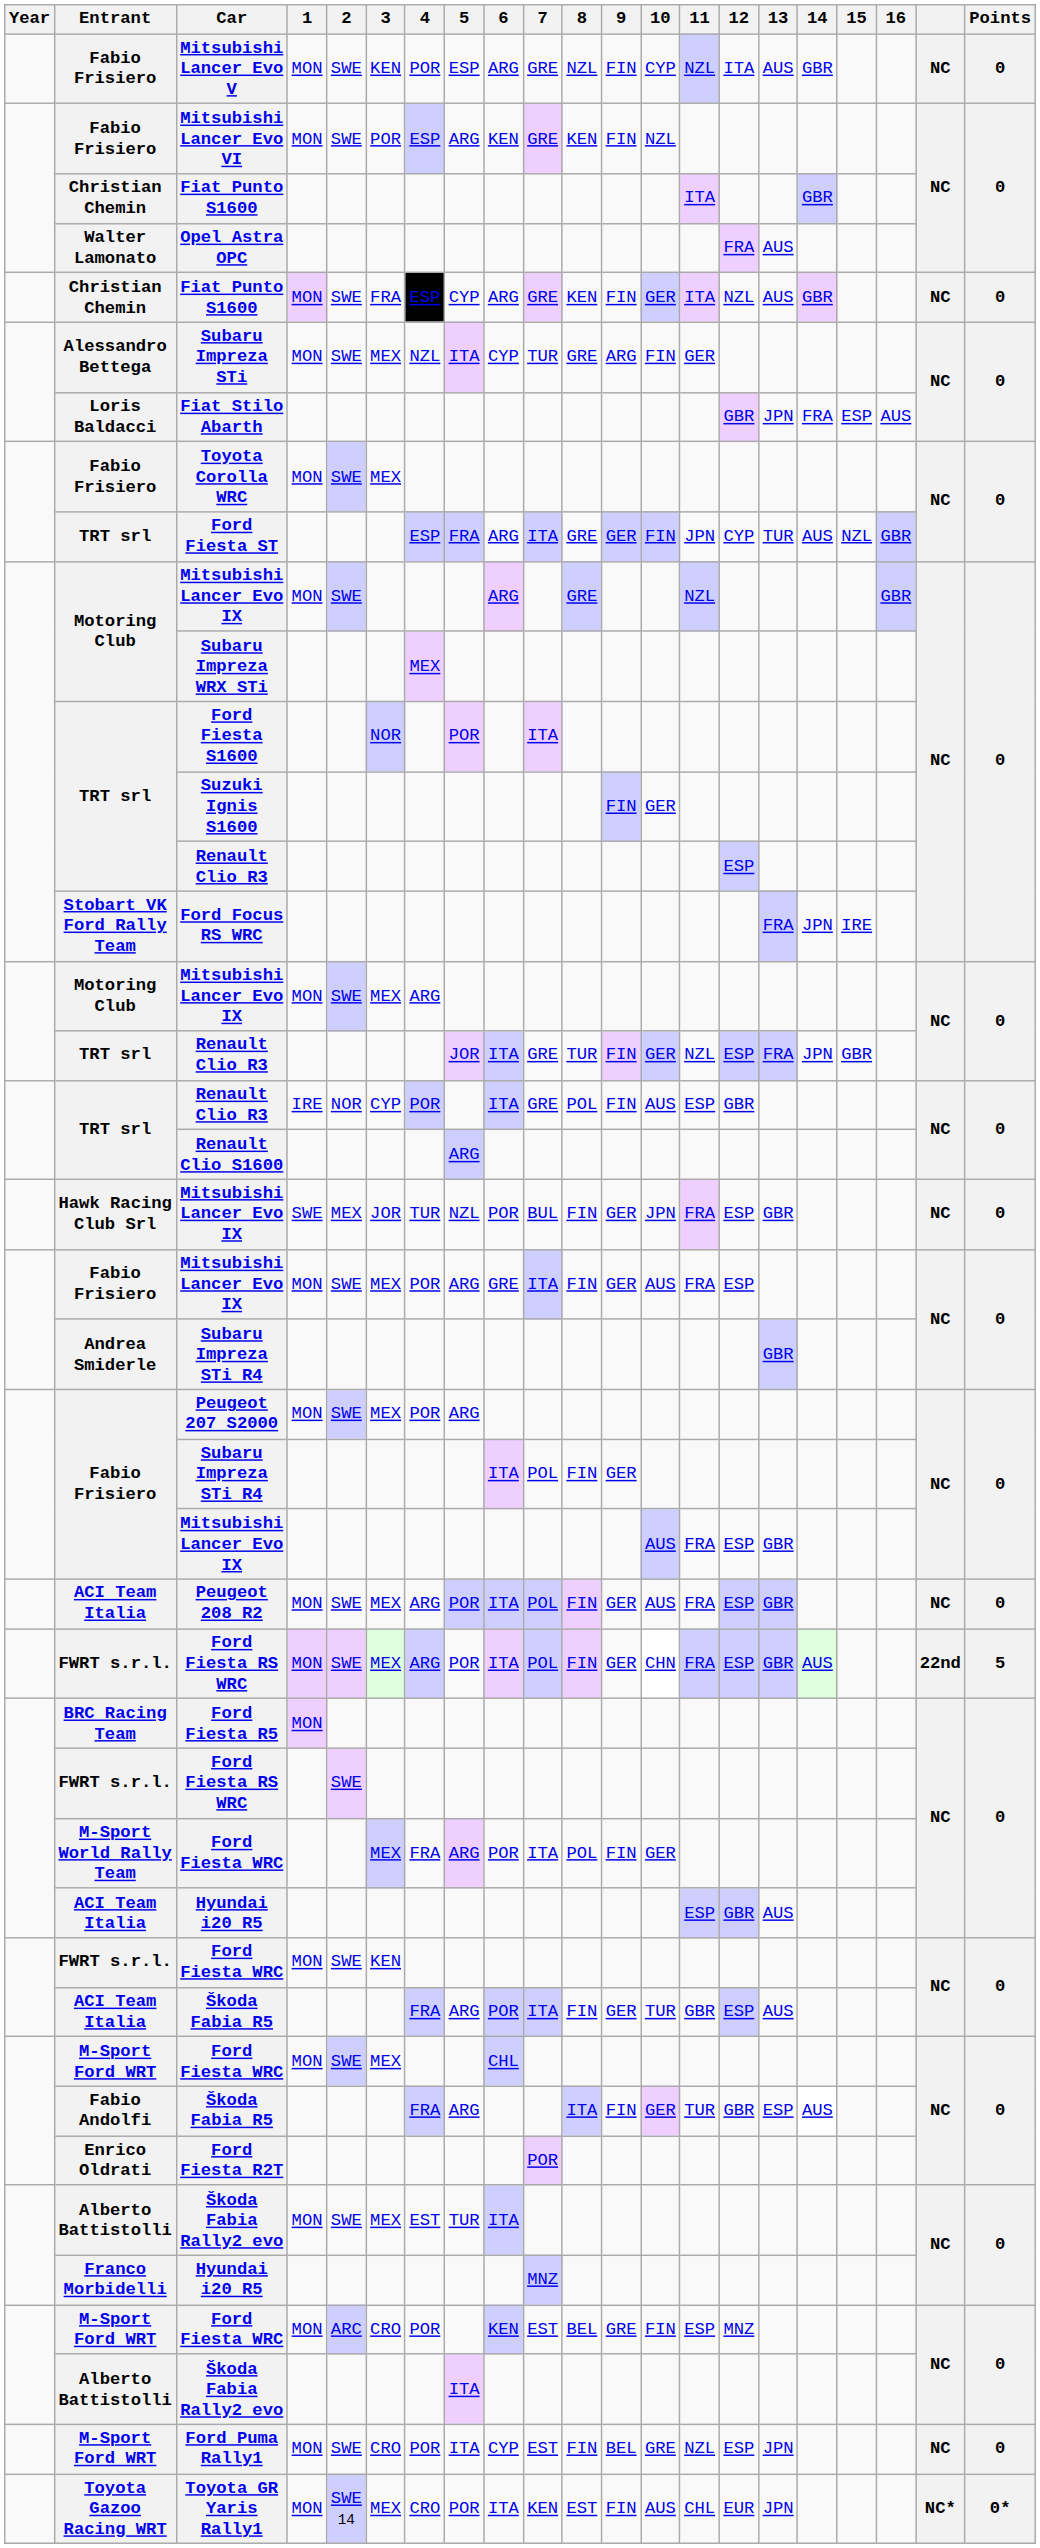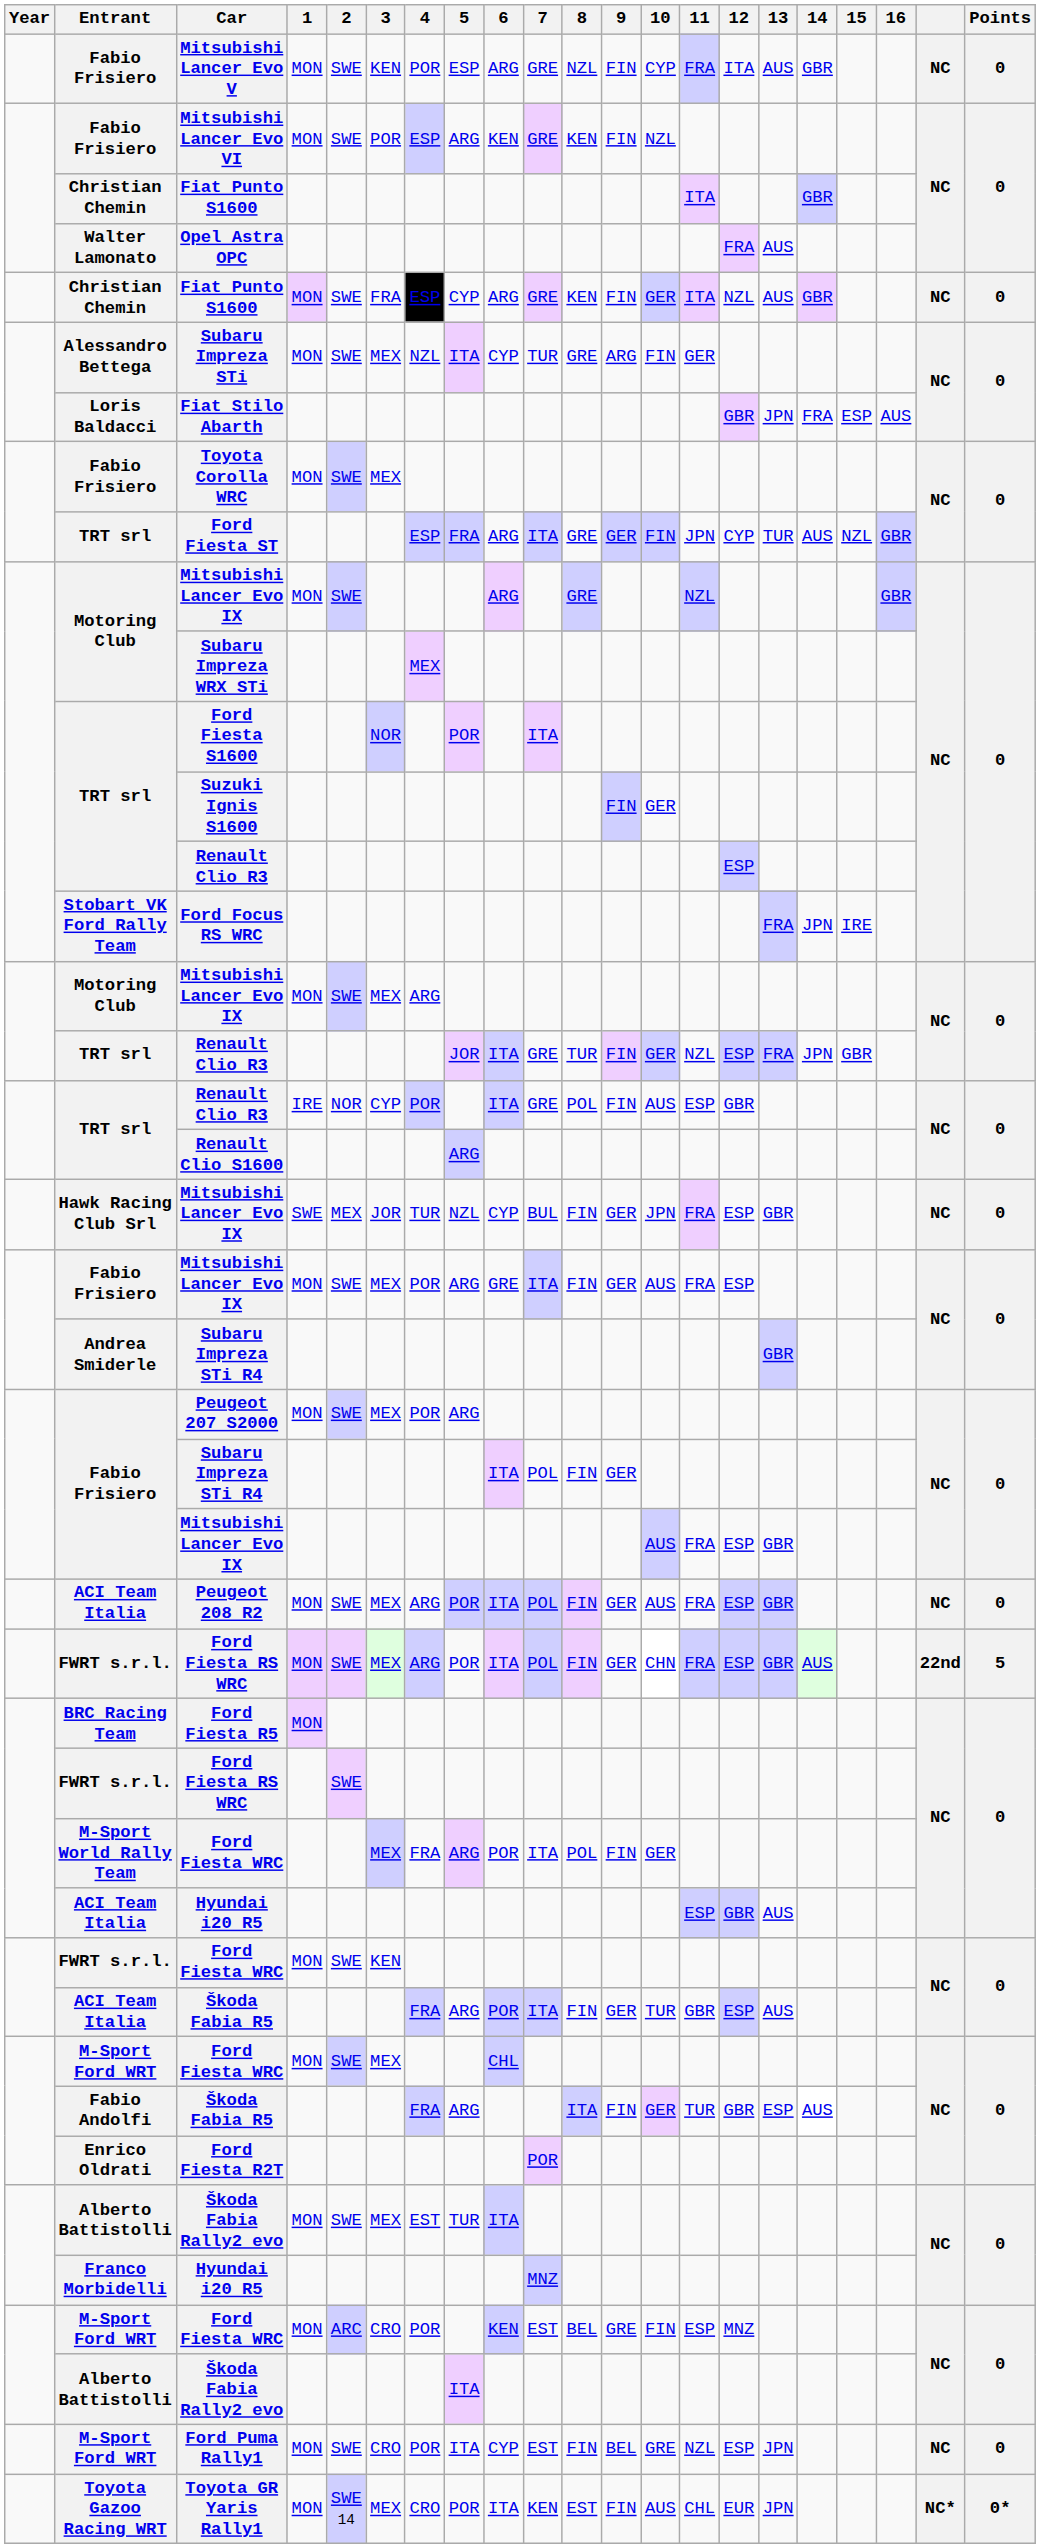(700, 68) NZL -> (700, 68) FRA
(503, 1214) POR -> (503, 1214) CYP
